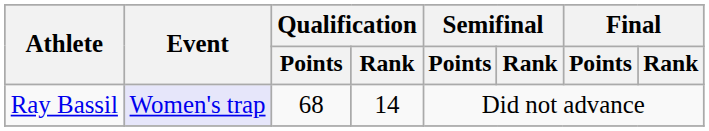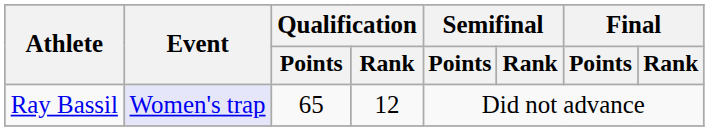(311, 105) 68 -> (311, 105) 65
(387, 105) 14 -> (387, 105) 12
